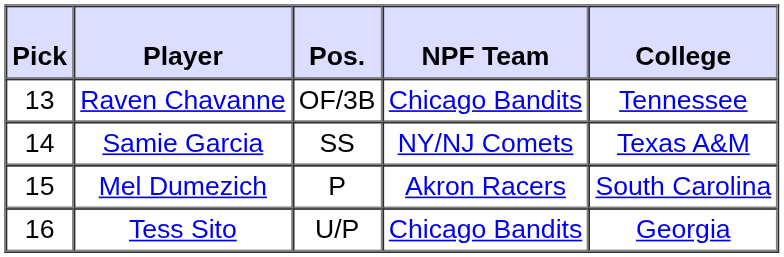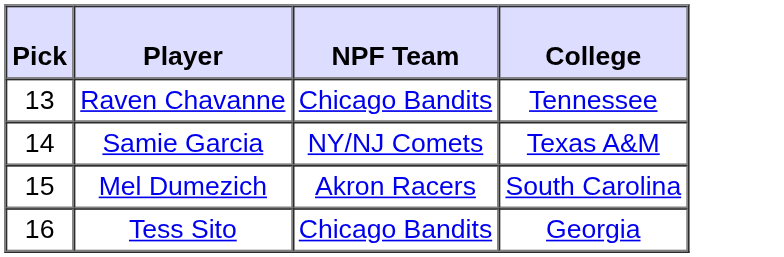- column: (337, 56)
